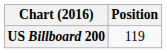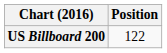(135, 36) 119 -> (135, 36) 122
